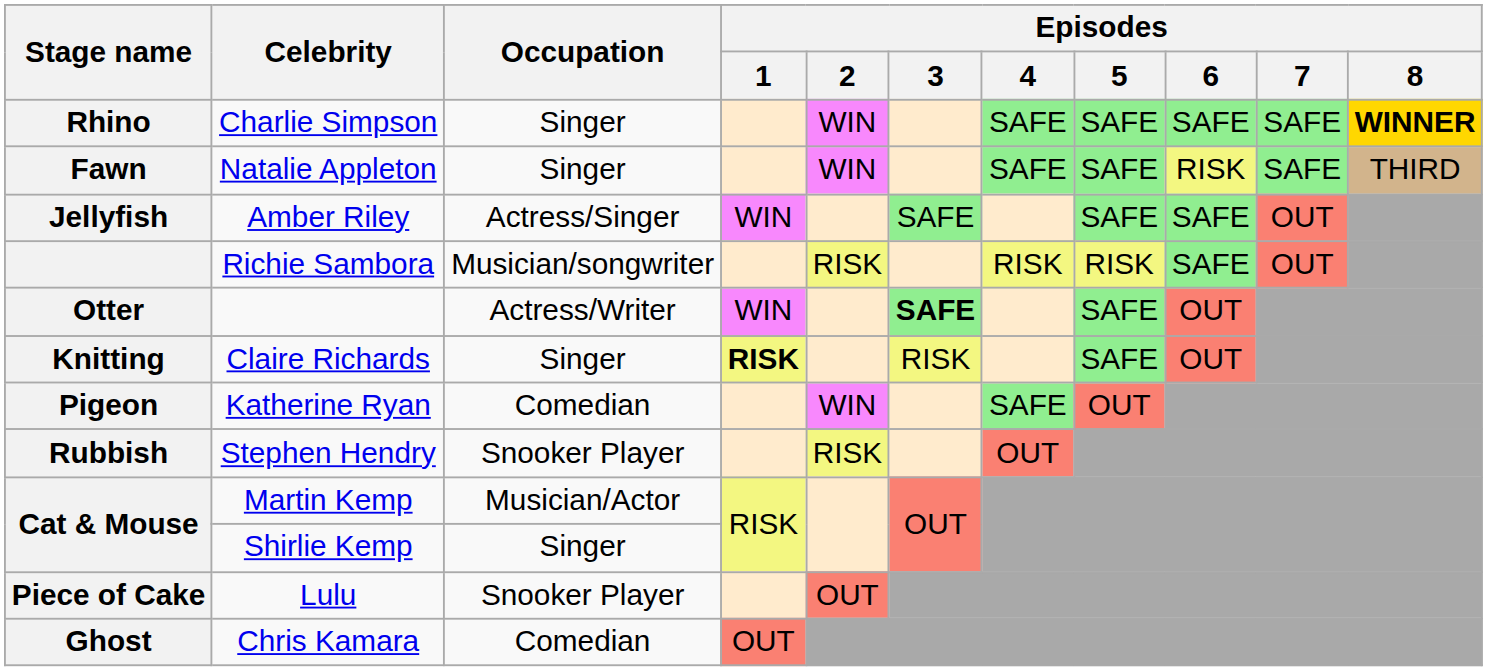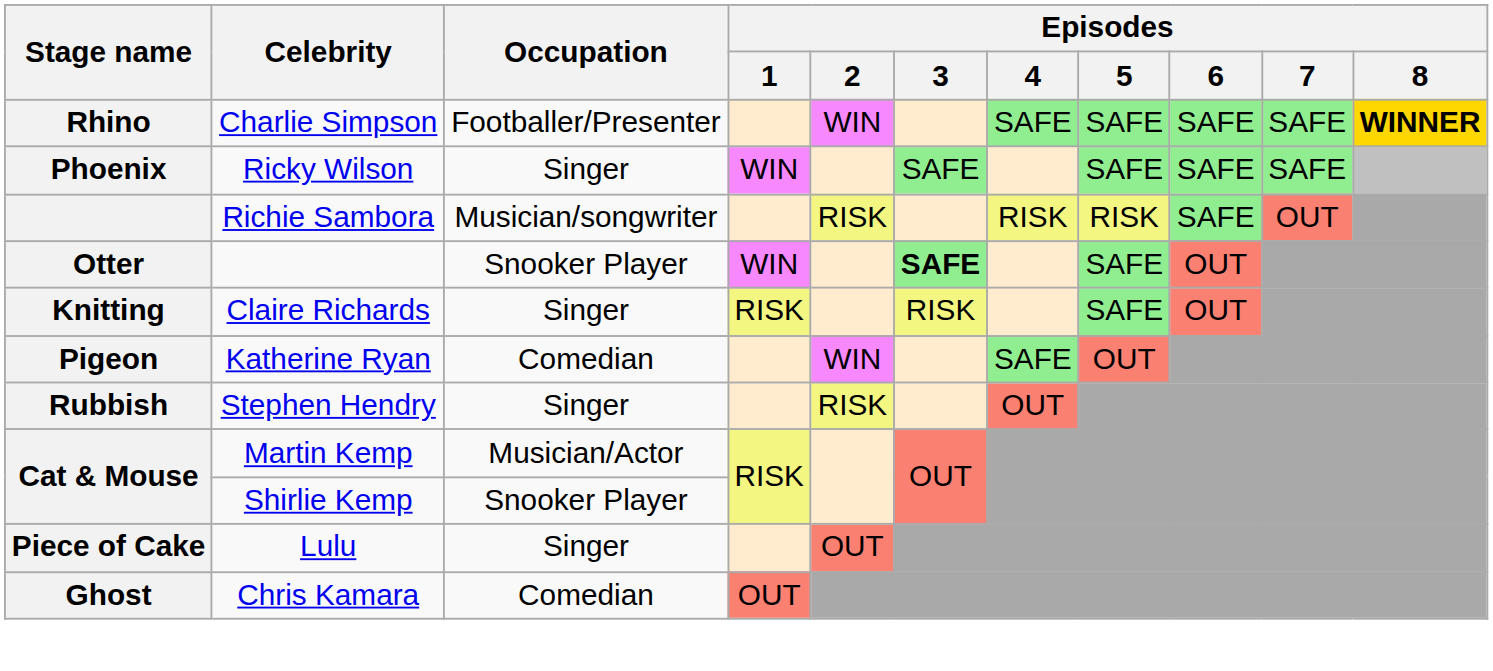(583, 122) Singer -> (586, 122) Footballer/Presenter
+ row: (109, 169)
- row: (109, 169)
- row: (109, 216)
(583, 311) Actress/Writer -> (586, 264) Snooker Player
(763, 358) bold -> (769, 311) normal
(583, 452) Snooker Player -> (586, 405) Singer
(583, 547) Singer -> (586, 500) Snooker Player
(583, 594) Snooker Player -> (586, 547) Singer
